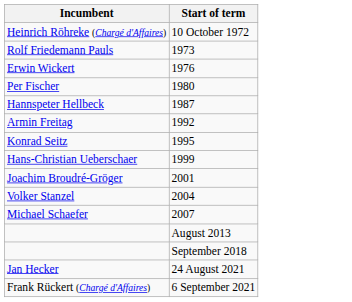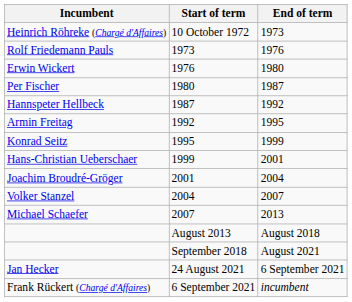+ column: (303, 13)
